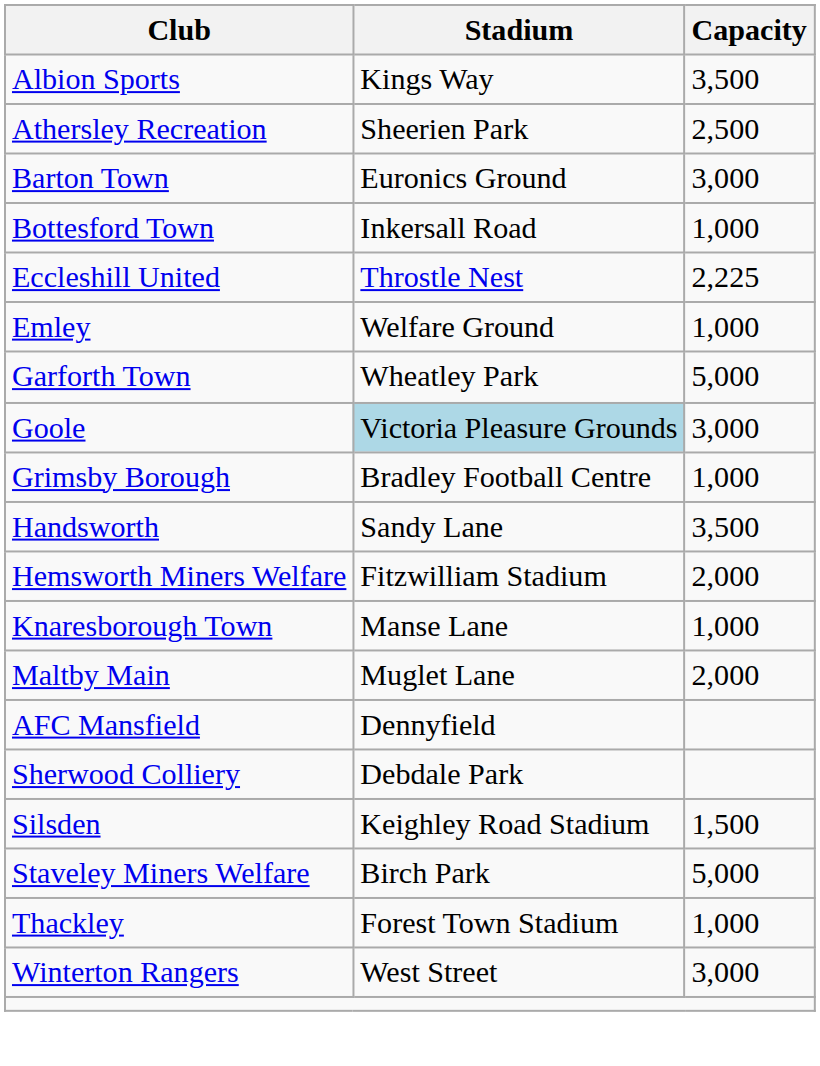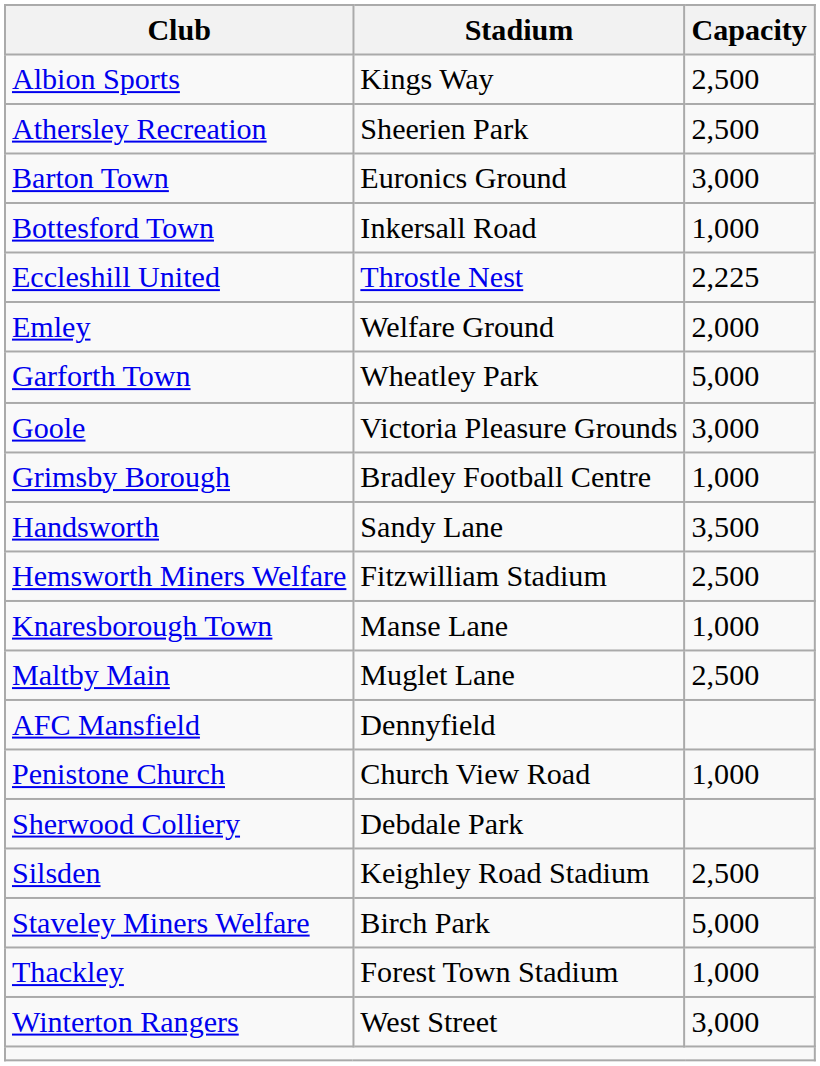(725, 79) 3,500 -> (725, 79) 2,500
(725, 327) 1,000 -> (725, 327) 2,000
(519, 426) lightblue background -> (519, 426) no background
(725, 575) 2,000 -> (725, 575) 2,500
(725, 674) 2,000 -> (725, 674) 2,500
+ row: (118, 773)
(725, 823) 1,500 -> (725, 873) 2,500
